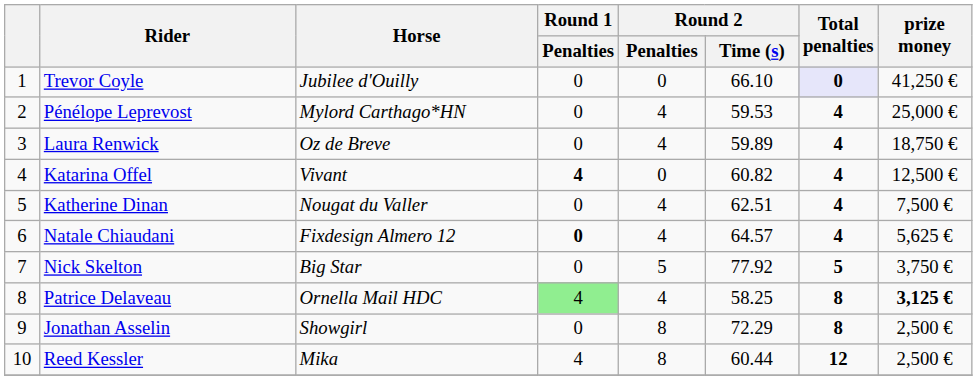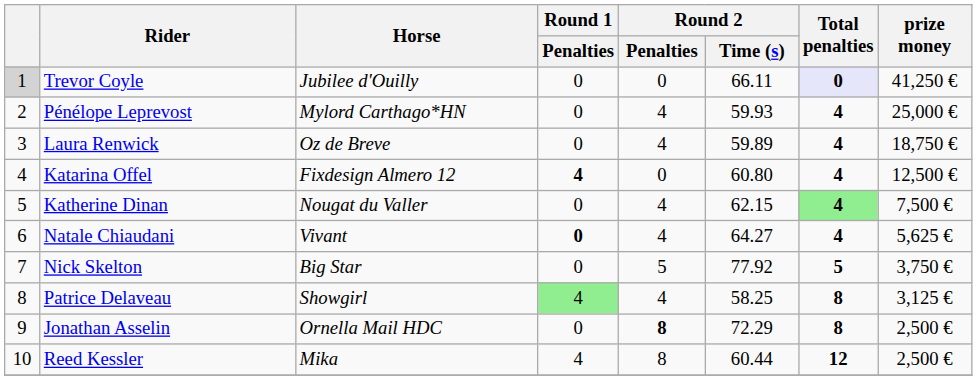(22, 82) no background -> (22, 82) lightgrey background
(752, 82) 66.10 -> (752, 82) 66.11
(752, 112) 59.53 -> (752, 112) 59.93
(323, 174) Vivant -> (378, 174) Fixdesign Almero 12
(752, 174) 60.82 -> (752, 174) 60.80
(752, 205) 62.51 -> (752, 205) 62.15
(838, 205) no background -> (838, 205) lightgreen background
(378, 236) Fixdesign Almero 12 -> (323, 236) Vivant
(752, 236) 64.57 -> (752, 236) 64.27
(371, 298) Ornella Mail HDC -> (333, 298) Showgirl
(925, 298) bold -> (925, 298) normal
(333, 329) Showgirl -> (371, 329) Ornella Mail HDC
(662, 329) normal -> (662, 329) bold
